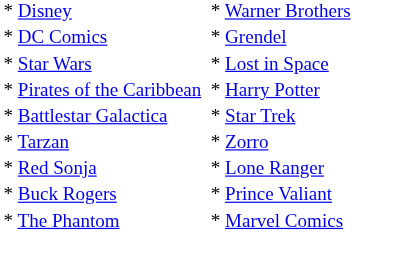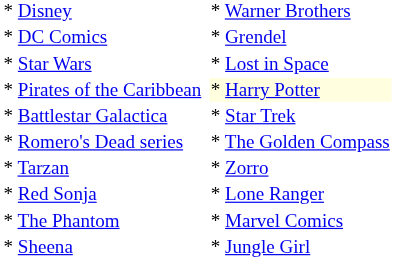(265, 89) no background -> (265, 89) lightyellow background
+ row: (93, 142)
- row: (60, 194)
+ row: (38, 246)
